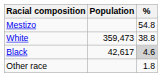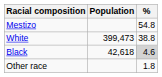(119, 39) 359,473 -> (119, 39) 399,473
(121, 52) 42,617 -> (121, 52) 42,618
